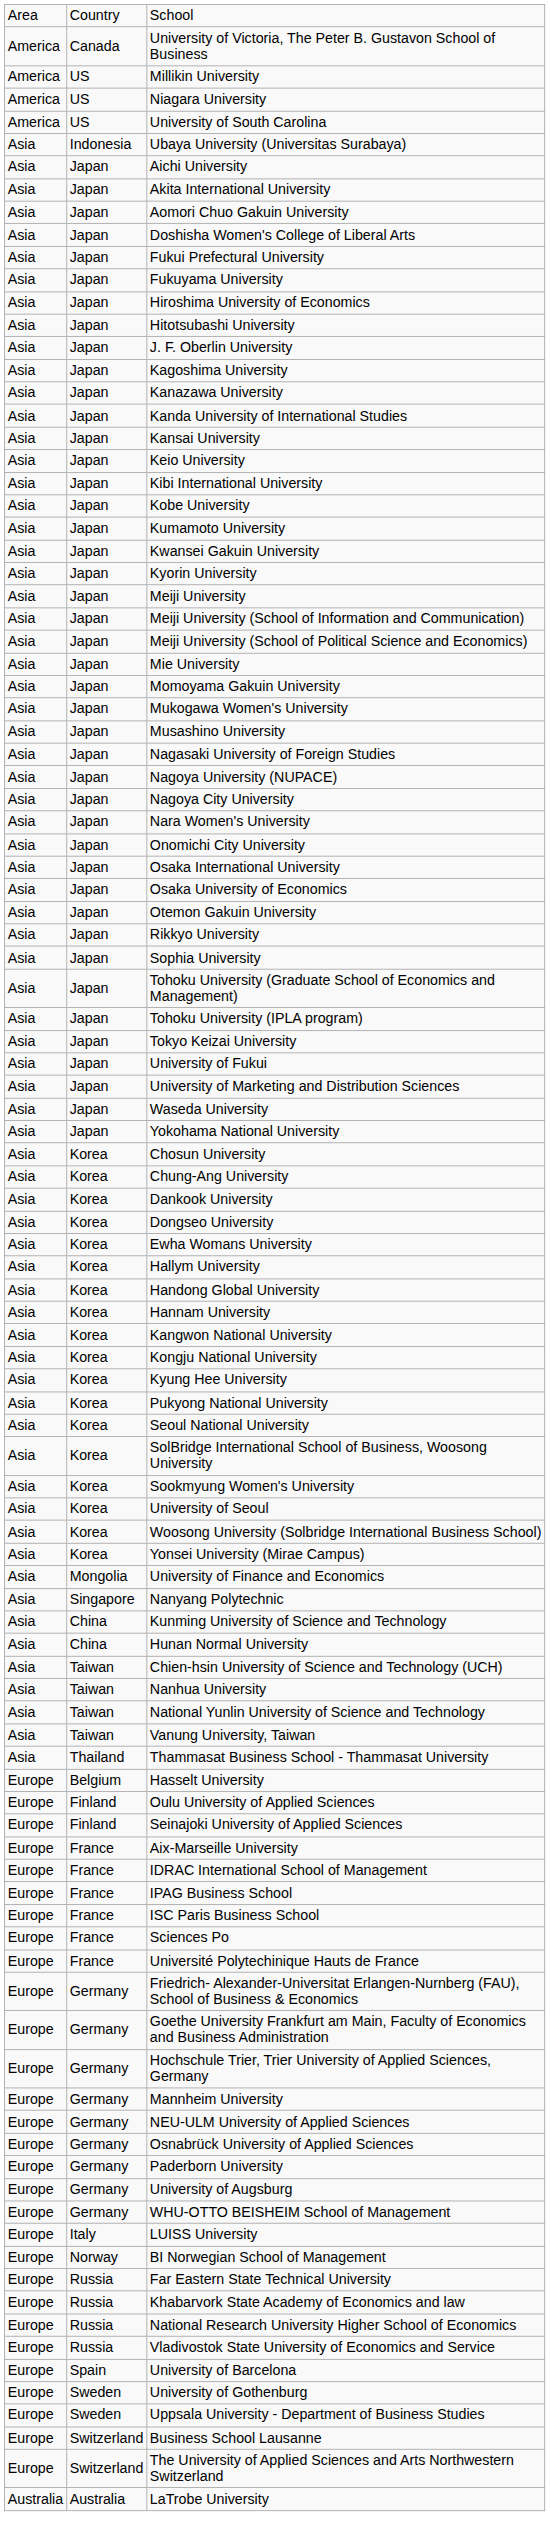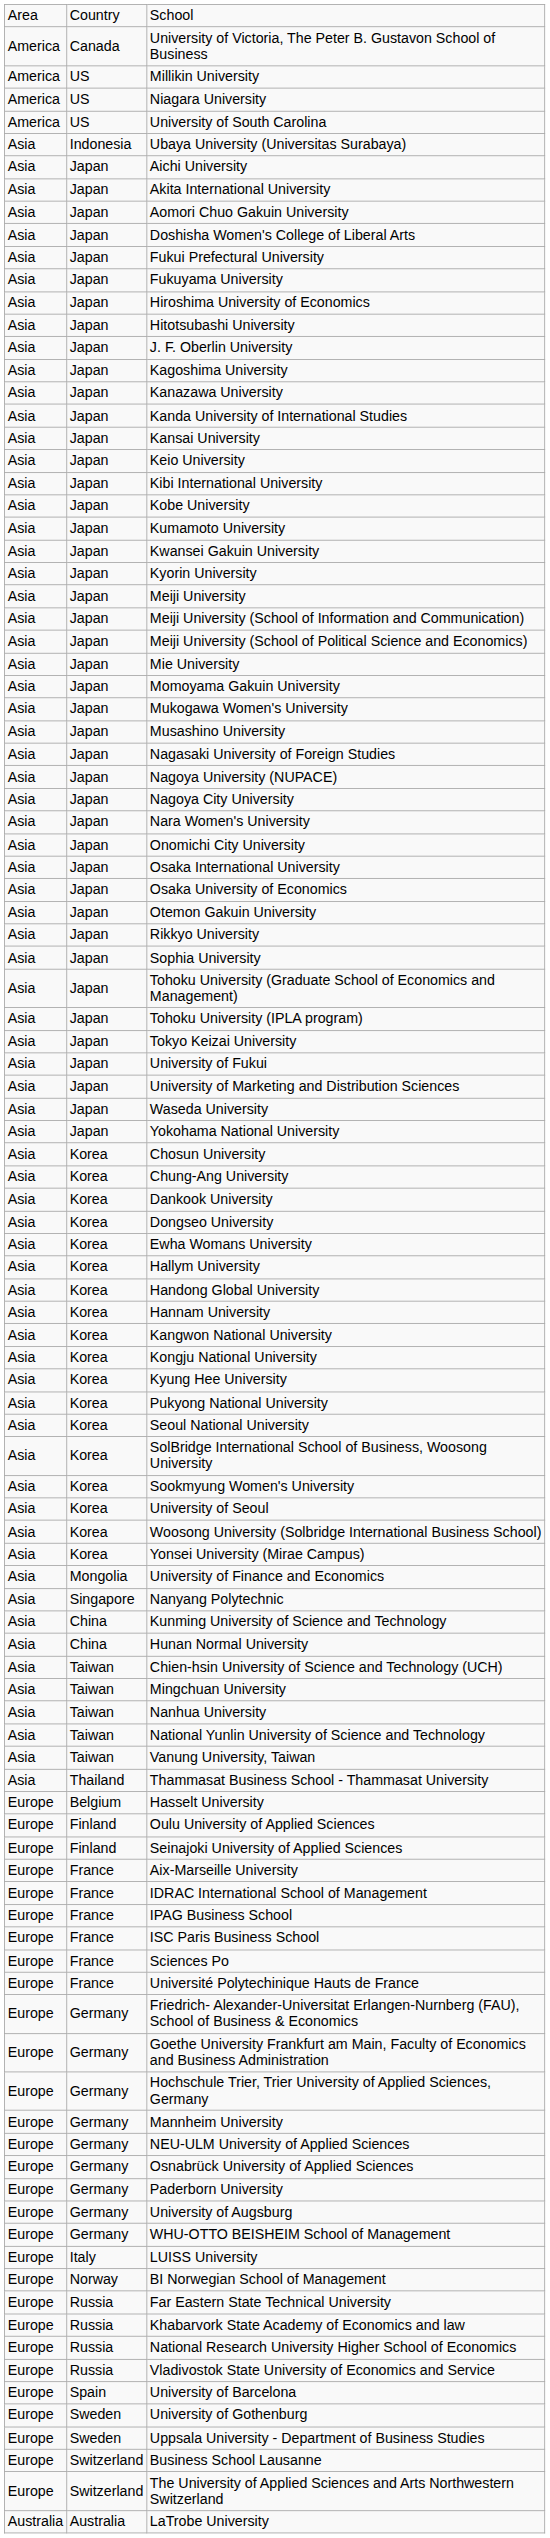+ row: (218, 1689)
